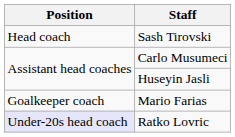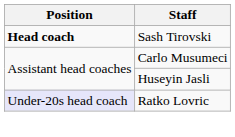(39, 36) normal -> (41, 36) bold
- row: (172, 100)
